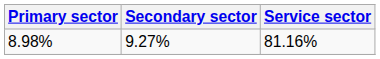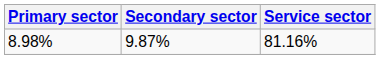(147, 41) 9.27% -> (147, 41) 9.87%
